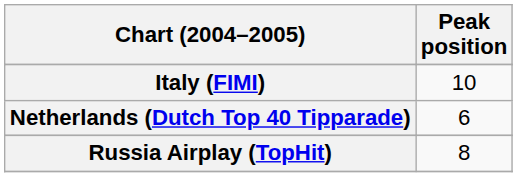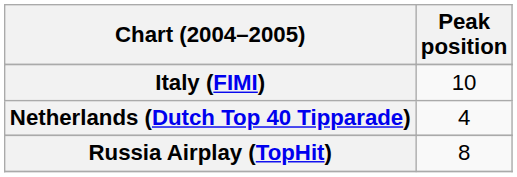(464, 117) 6 -> (464, 117) 4
